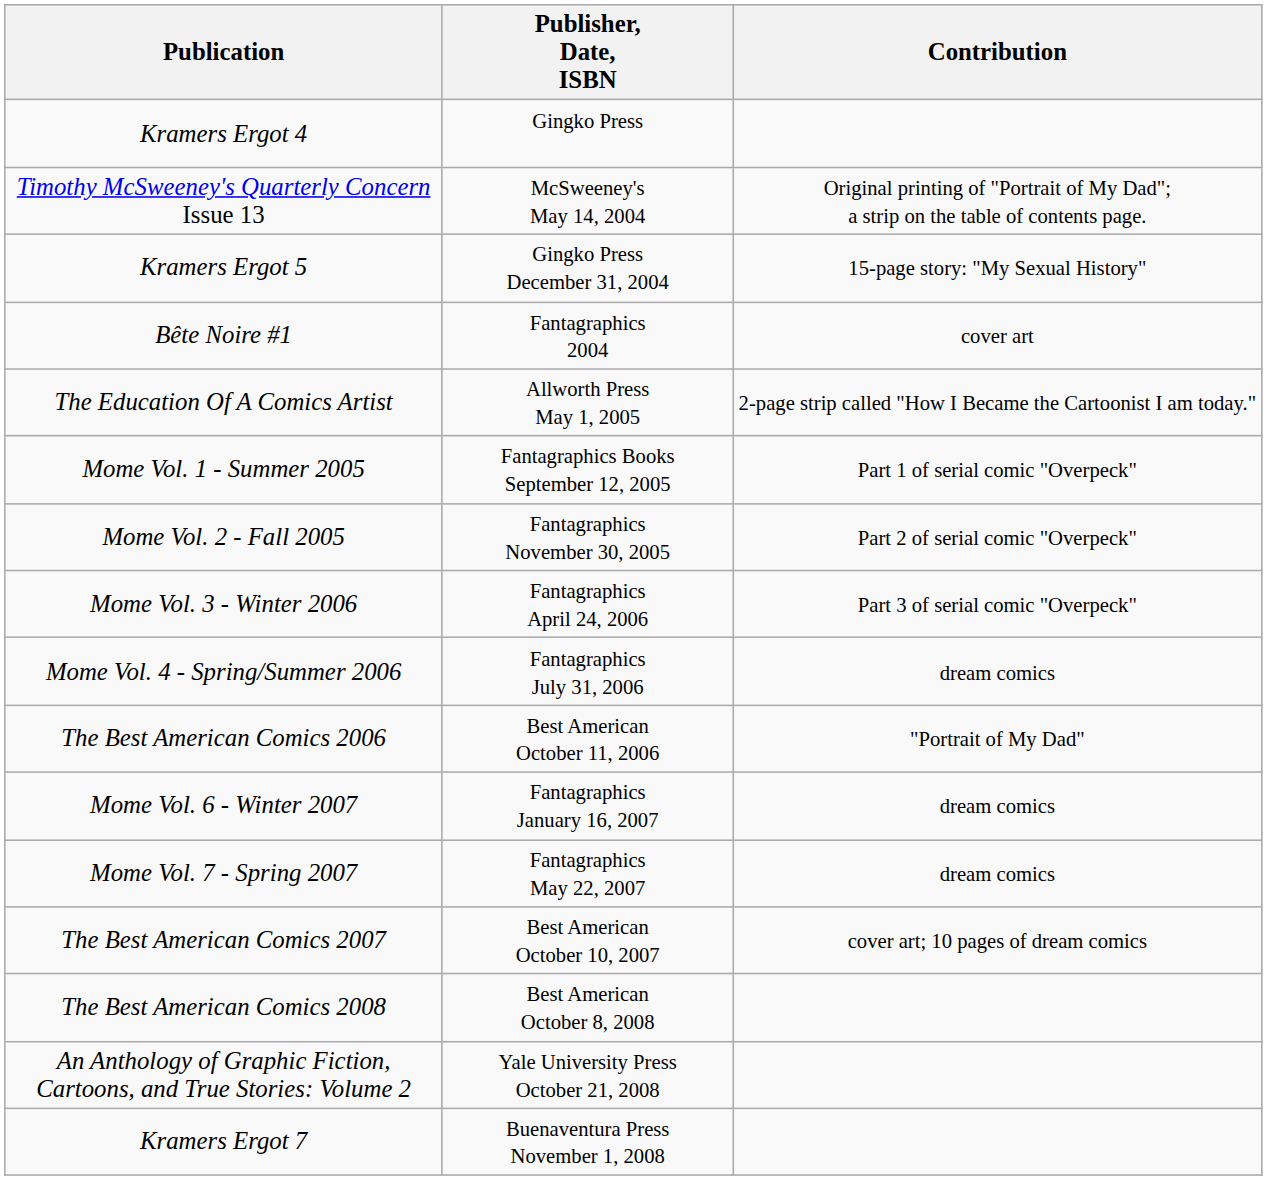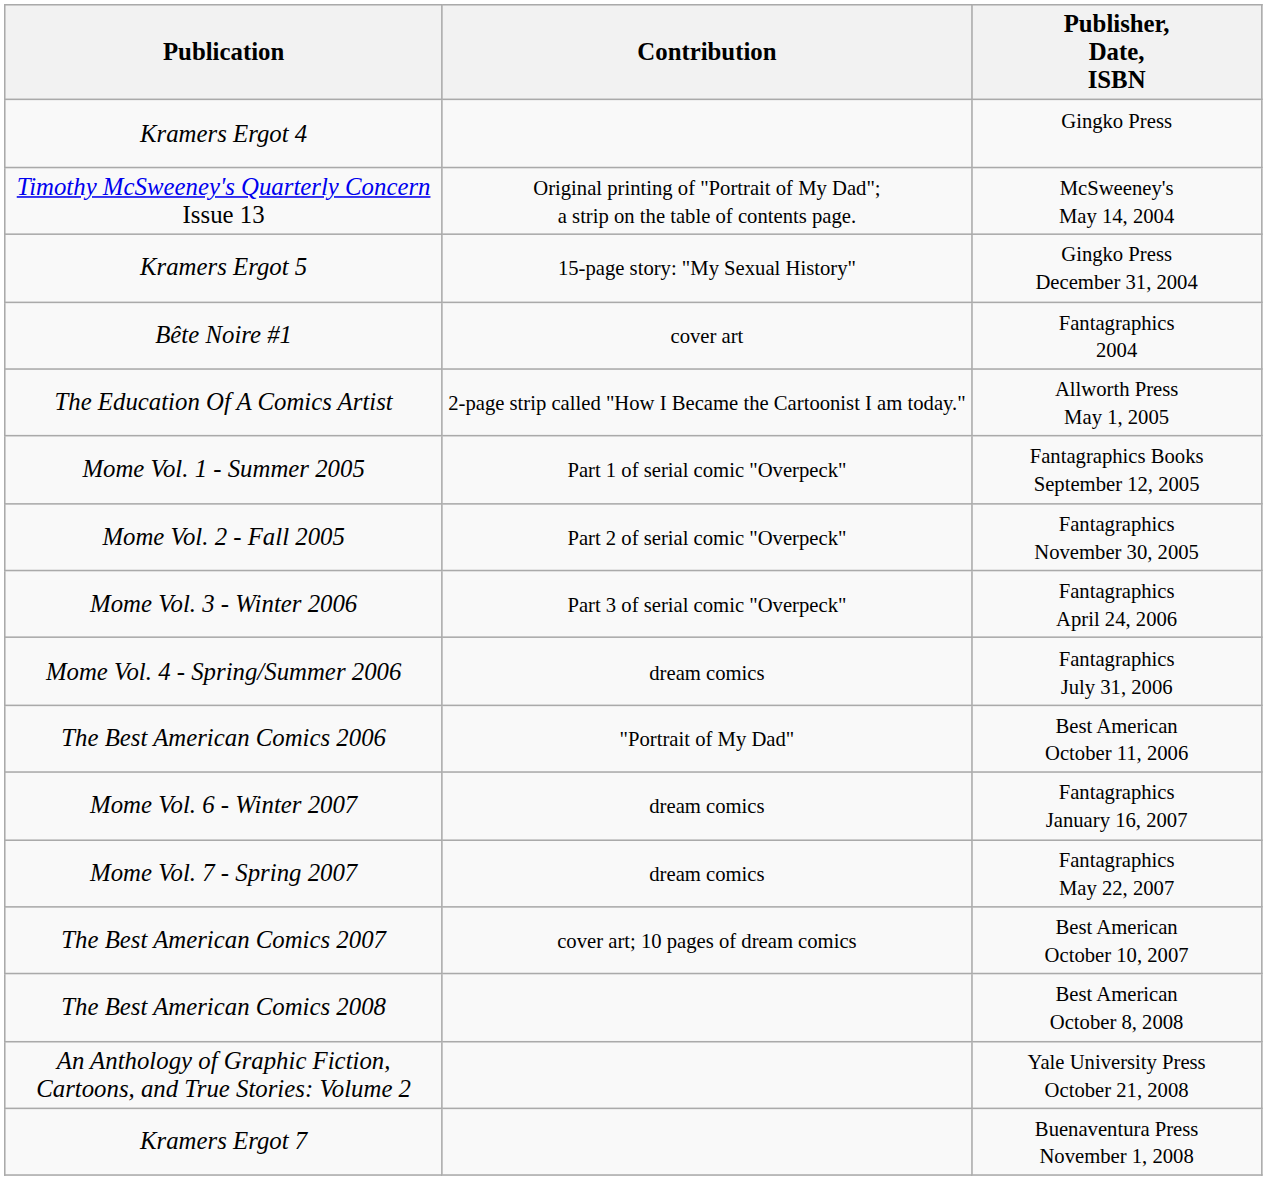columns swapped: (588, 52) <-> (997, 52)
